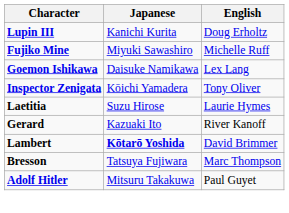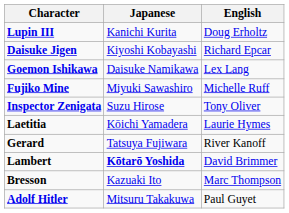+ row: (42, 50)
rows swapped: (52, 69) <-> (38, 50)
(147, 87) Kōichi Yamadera -> (135, 106) Suzu Hirose
(135, 106) Suzu Hirose -> (147, 124) Kōichi Yamadera
(134, 124) Kazuaki Ito -> (147, 143) Tatsuya Fujiwara
(147, 161) Tatsuya Fujiwara -> (134, 180) Kazuaki Ito
